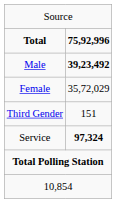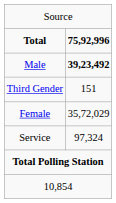rows swapped: (35, 89) <-> (35, 113)
(89, 138) bold -> (89, 138) normal
